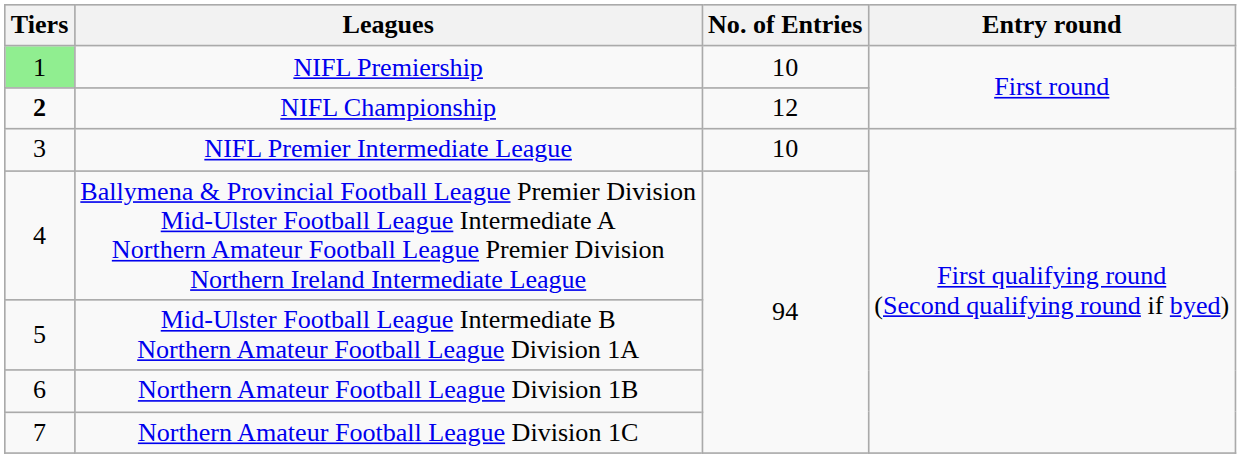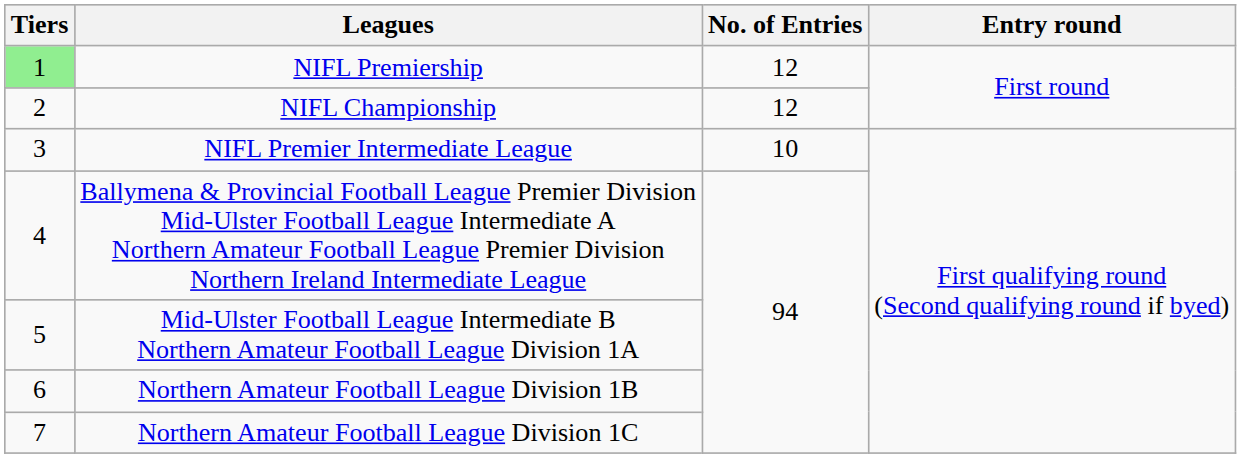(785, 66) 10 -> (785, 66) 12
(40, 107) bold -> (40, 107) normal
